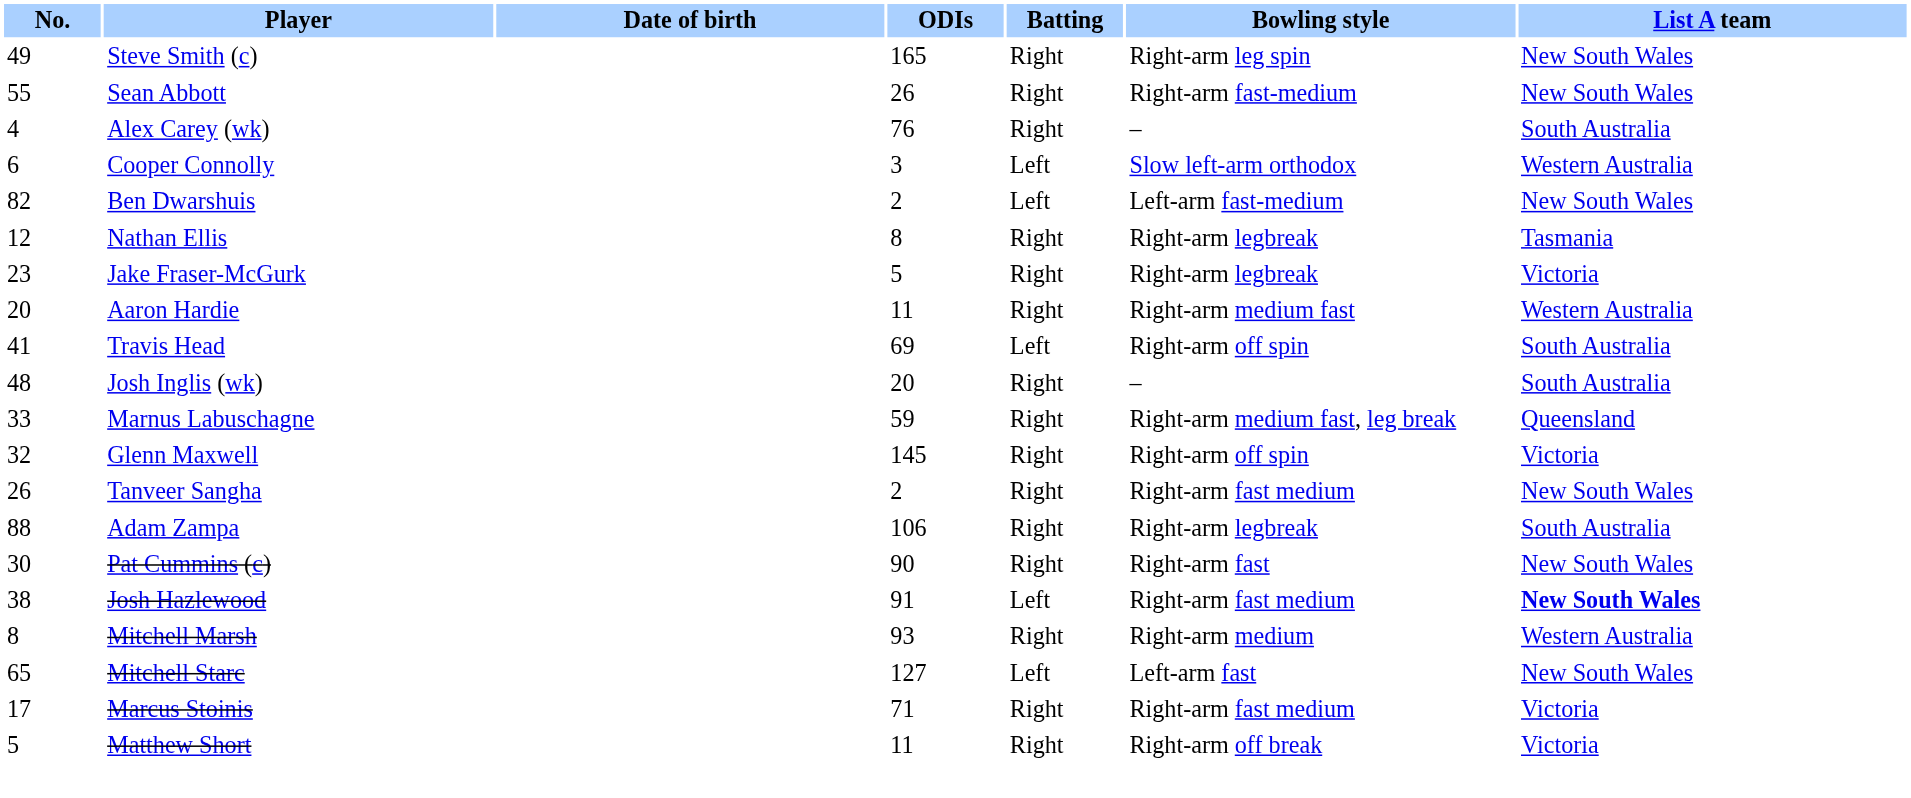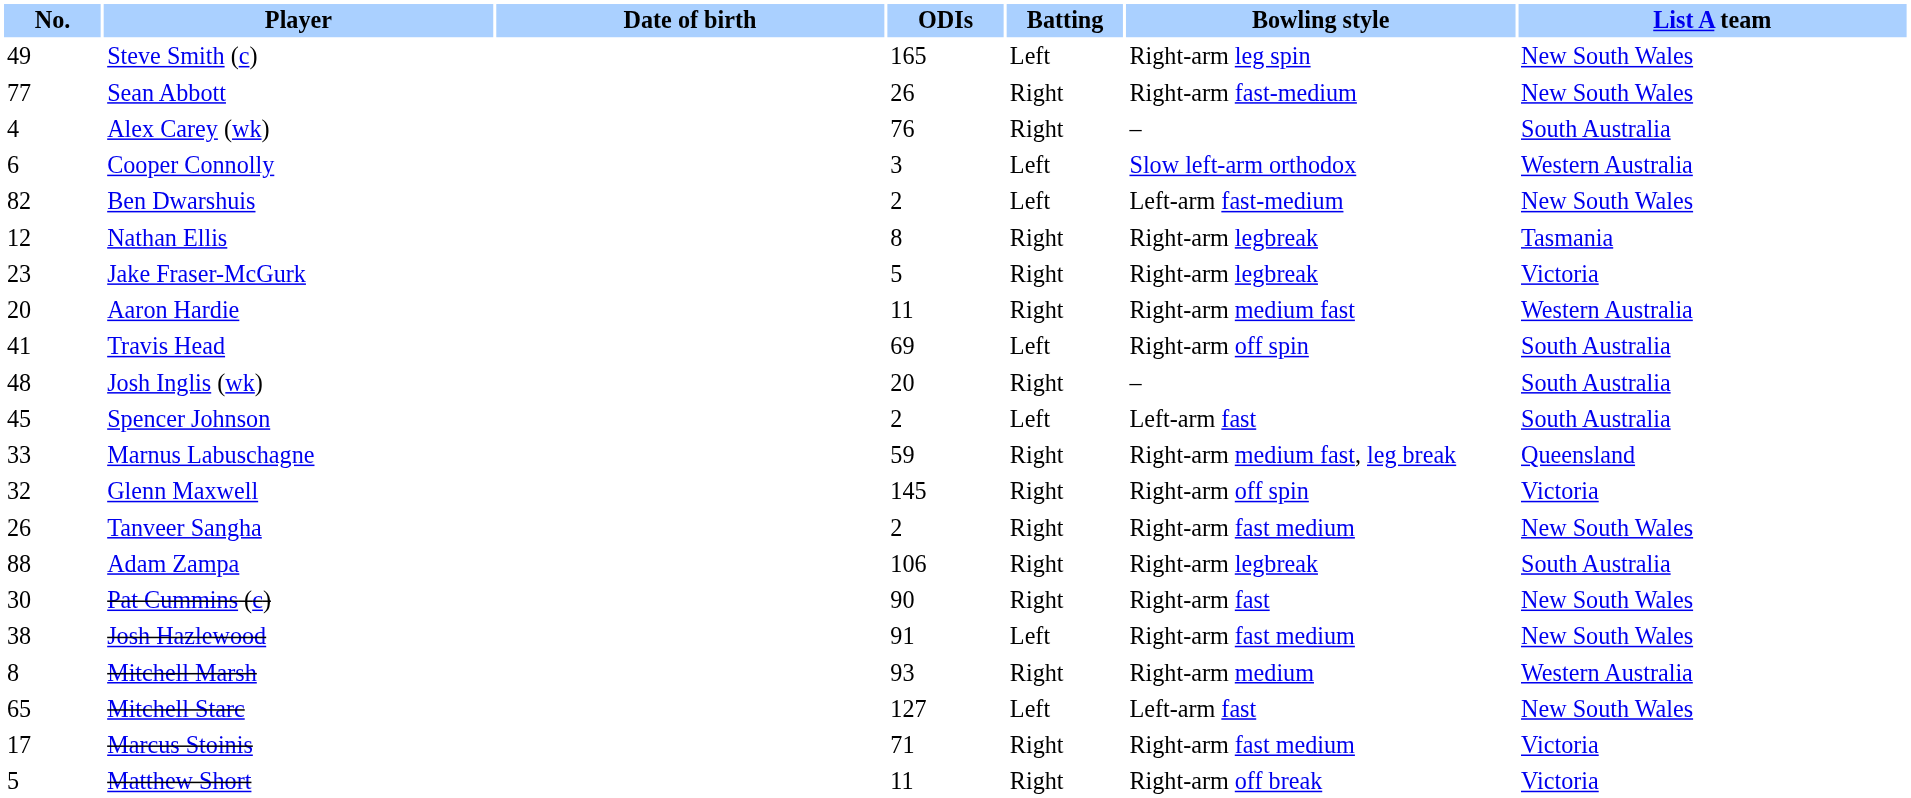(1037, 56) Right -> (1030, 56) Left
(19, 92) 55 -> (19, 92) 77
+ row: (189, 419)
(1611, 600) bold -> (1607, 636) normal
